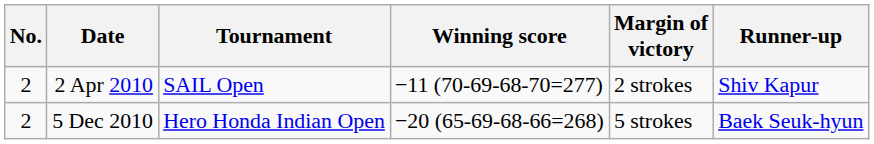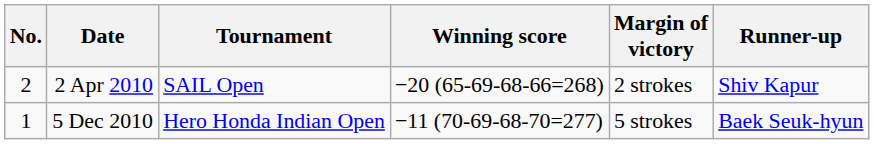(499, 84) −11 (70-69-68-70=277) -> (499, 84) −20 (65-69-68-66=268)
(26, 120) 2 -> (26, 120) 1
(499, 120) −20 (65-69-68-66=268) -> (499, 120) −11 (70-69-68-70=277)
